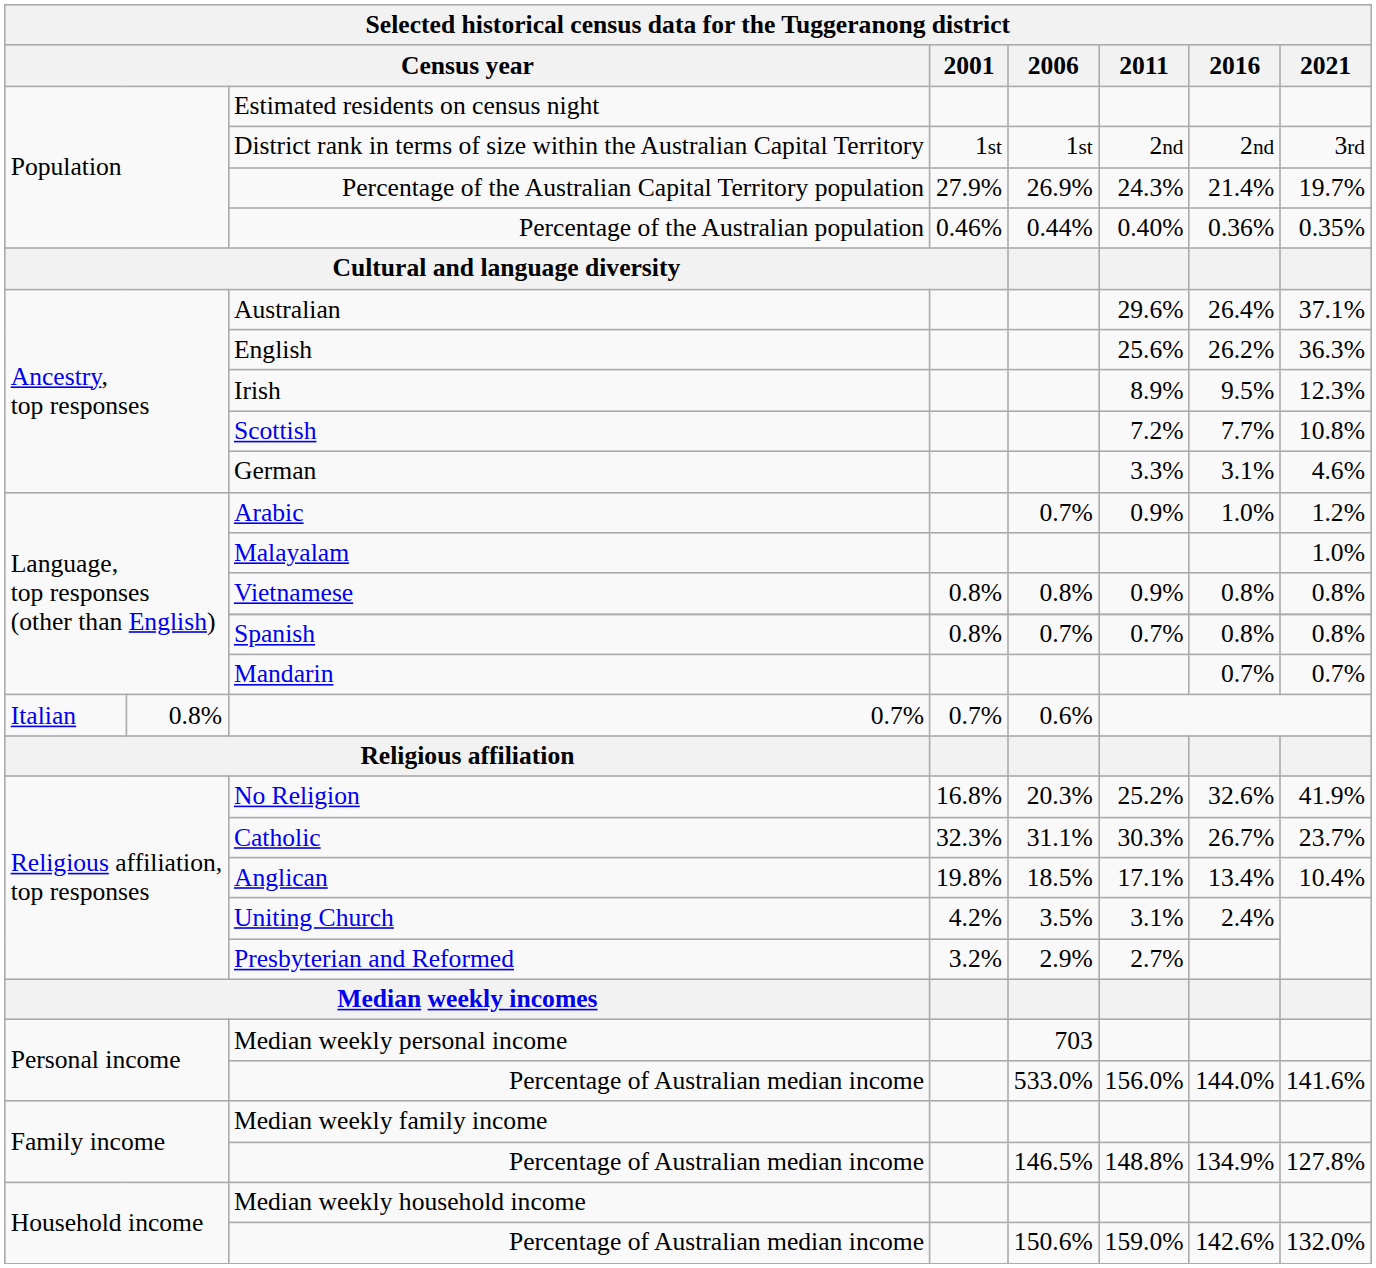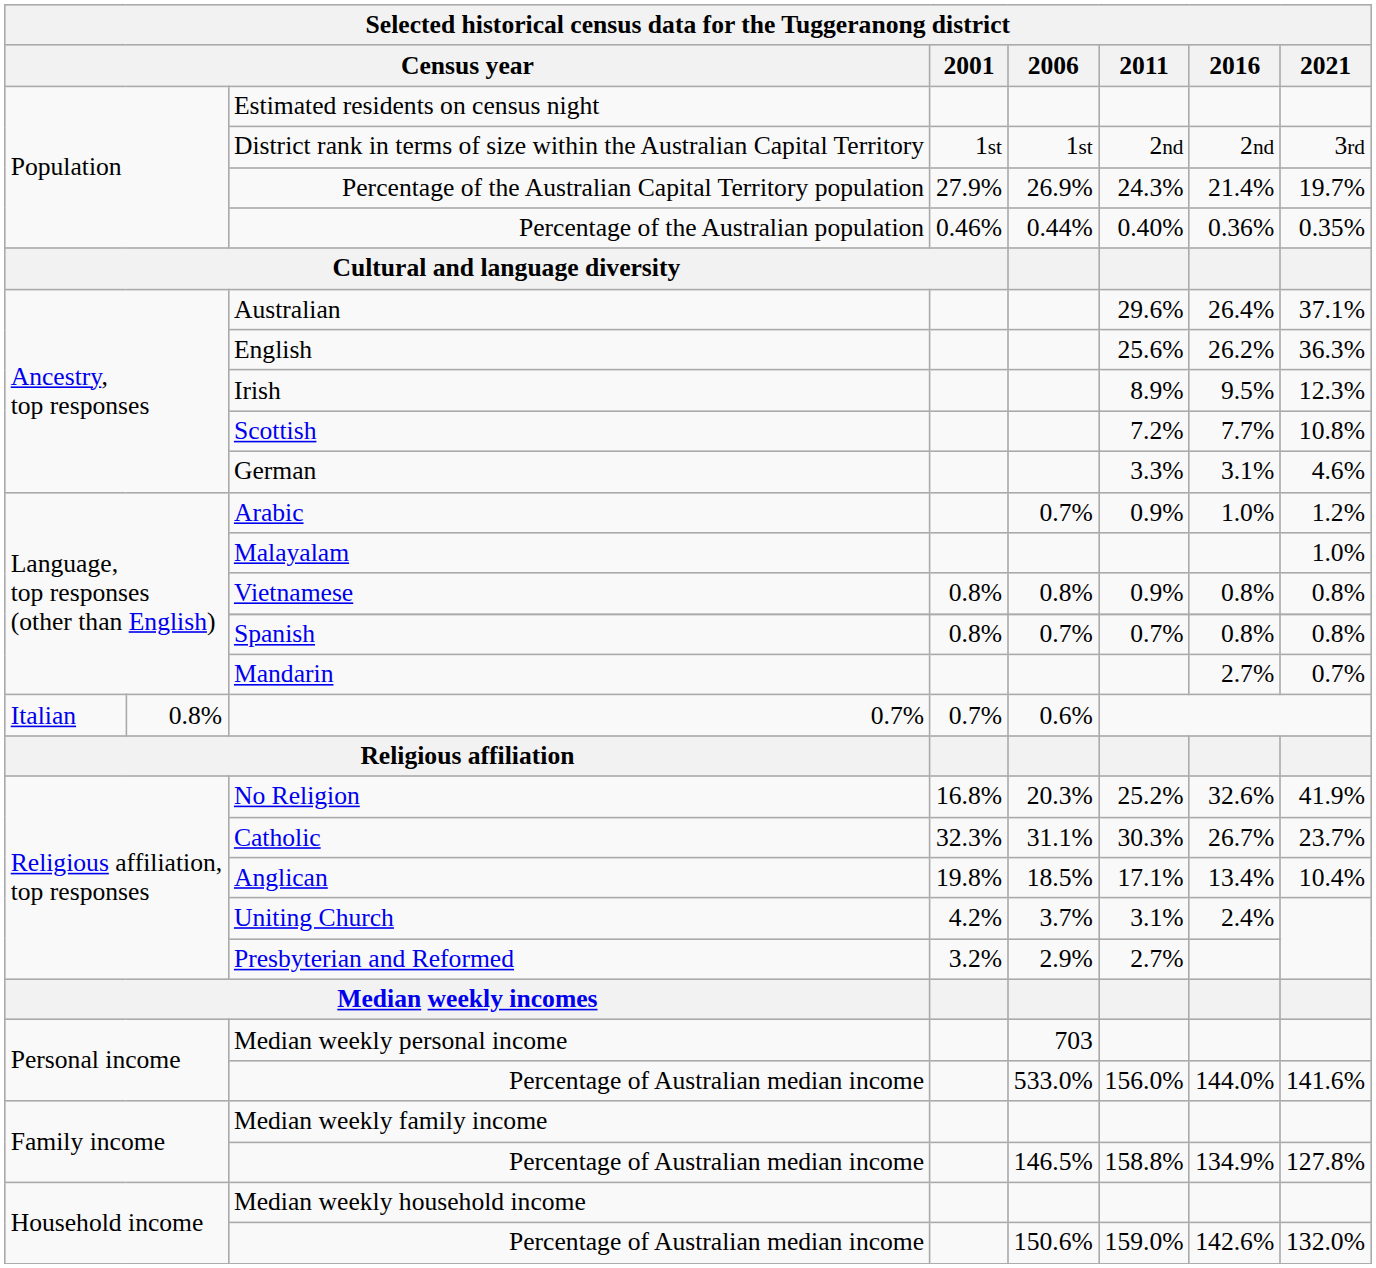(1248, 674) 0.7% -> (1248, 674) 2.7%
(1066, 918) 3.5% -> (1066, 918) 3.7%
(1144, 1161) 148.8% -> (1144, 1161) 158.8%
